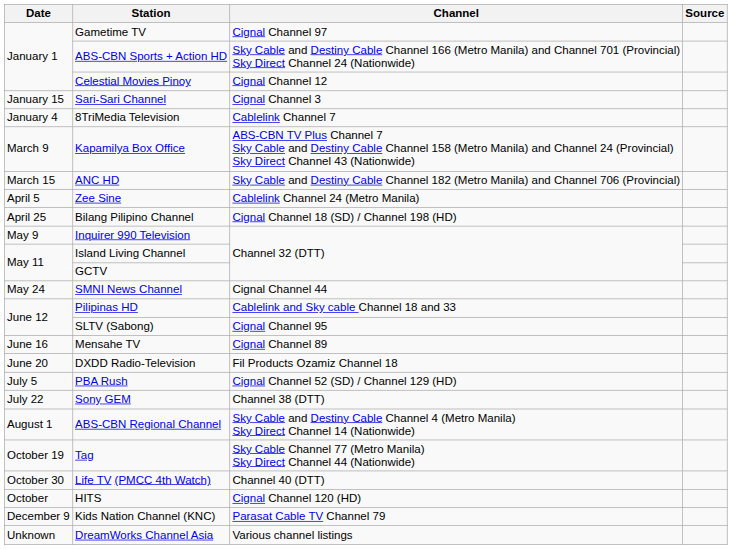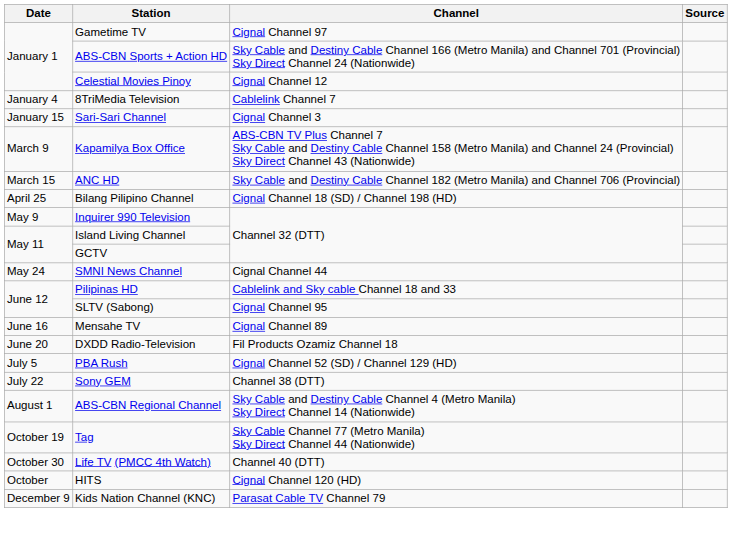rows swapped: (127, 117) <-> (121, 99)
- row: (98, 198)
- row: (144, 535)
